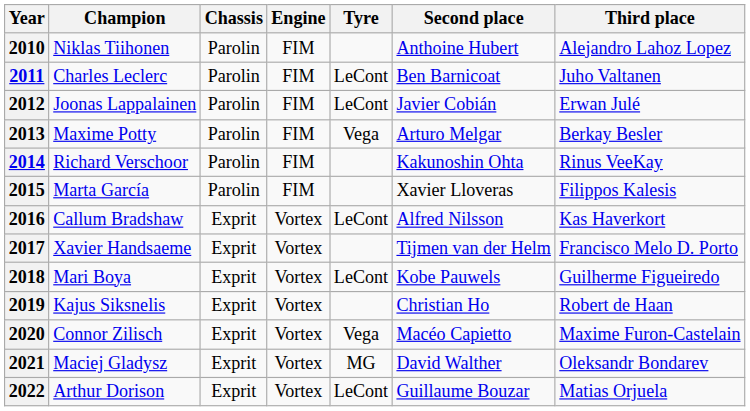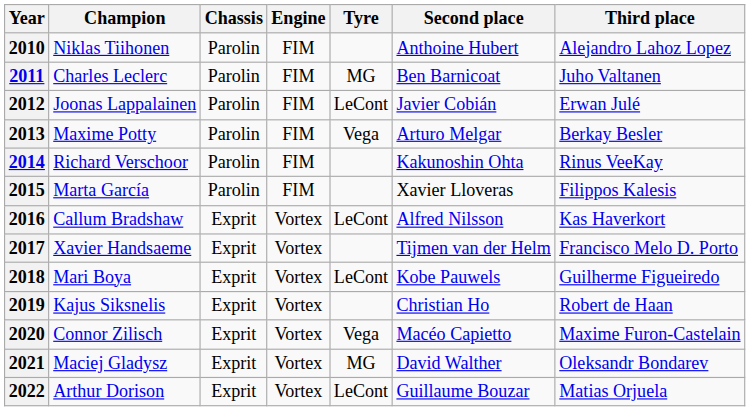(361, 76) LeCont -> (361, 76) MG
